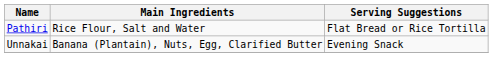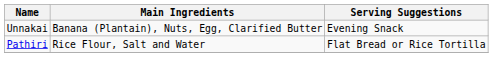rows swapped: (27, 28) <-> (27, 44)
